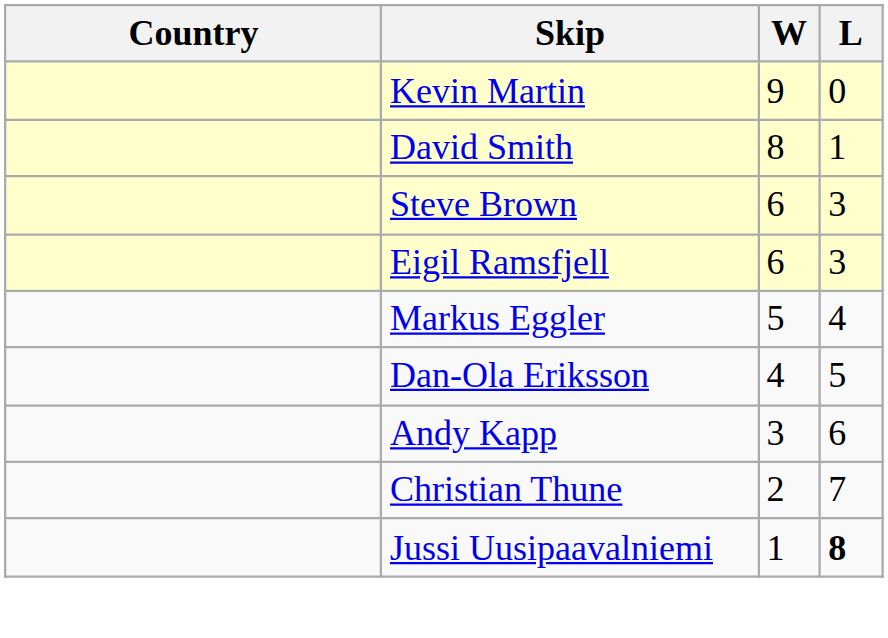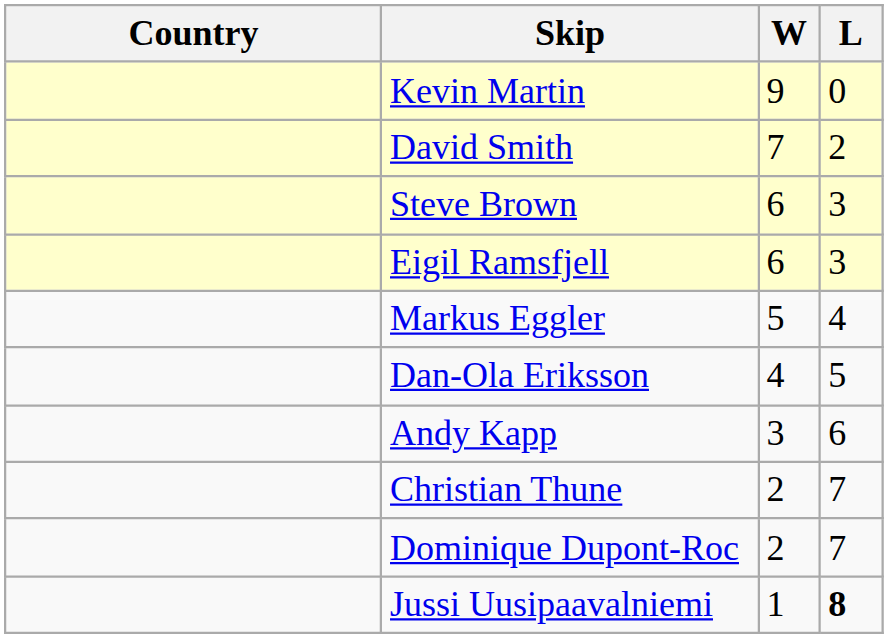(776, 147) 8 -> (776, 147) 7
(837, 147) 1 -> (837, 147) 2
+ row: (564, 546)
